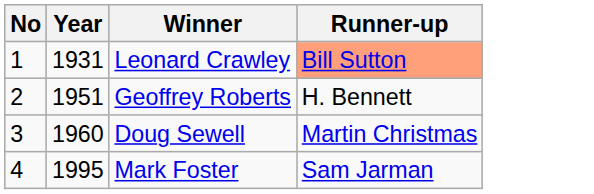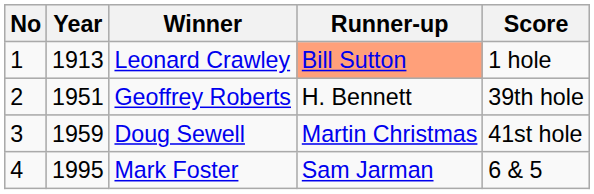+ column: (536, 23)
(78, 60) 1931 -> (78, 60) 1913
(78, 134) 1960 -> (78, 134) 1959
